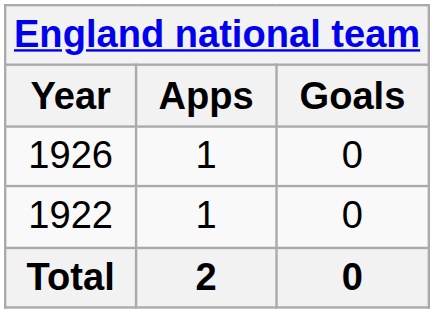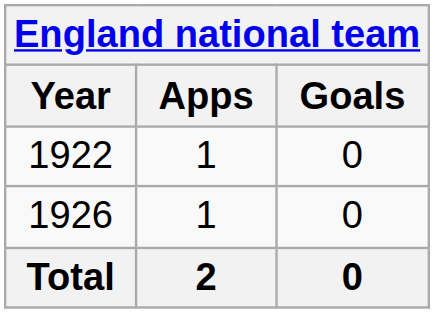rows swapped: (71, 215) <-> (71, 155)
